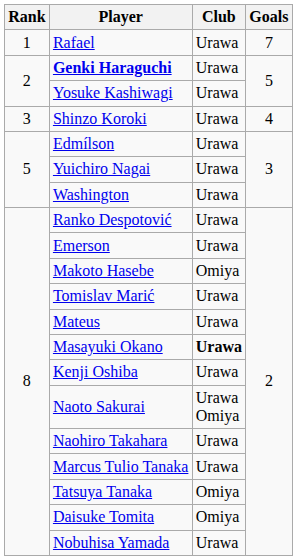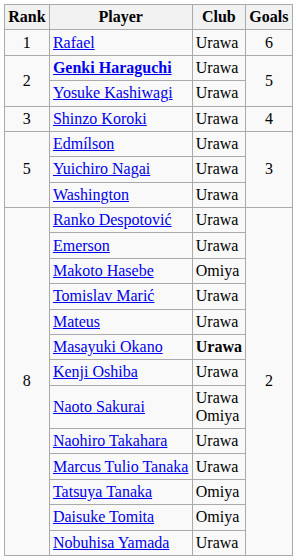(269, 42) 7 -> (269, 42) 6
